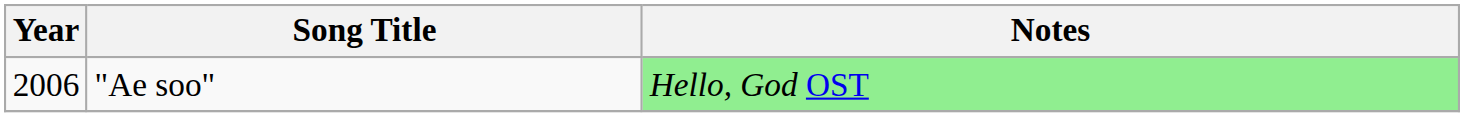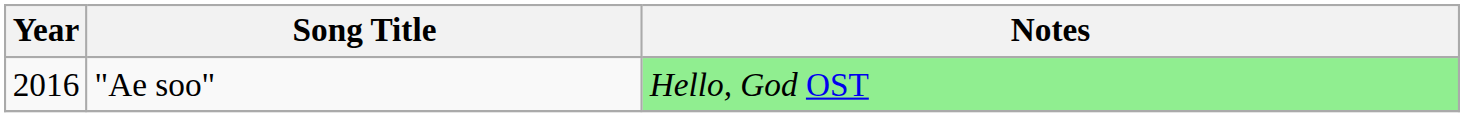(46, 83) 2006 -> (46, 83) 2016
